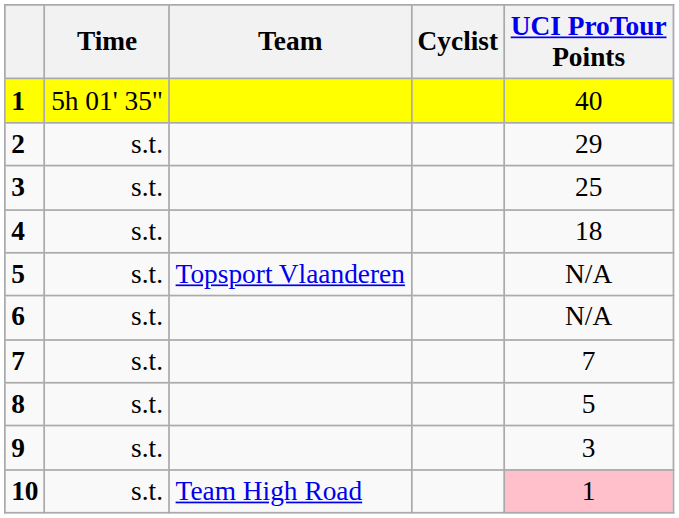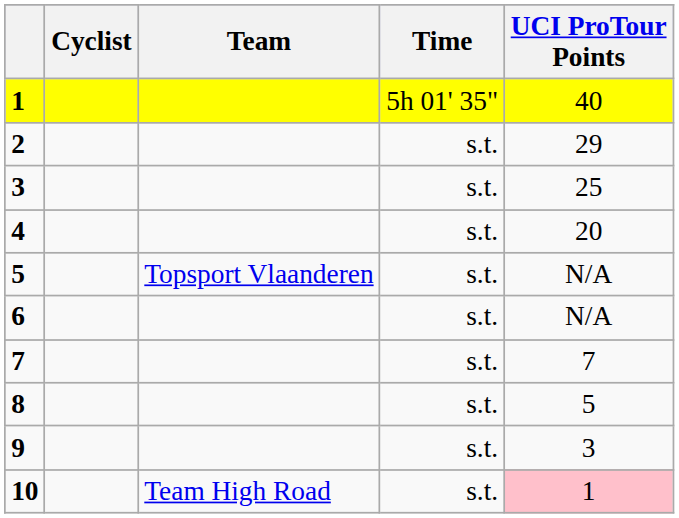columns swapped: (458, 41) <-> (107, 41)
(589, 230) 18 -> (589, 230) 20
